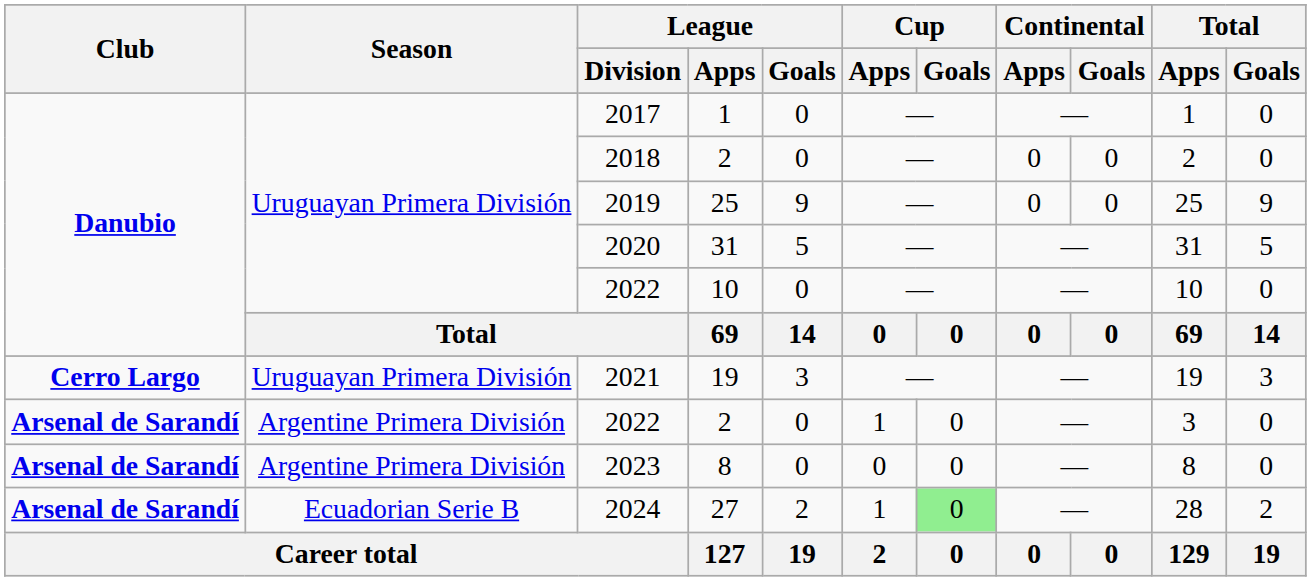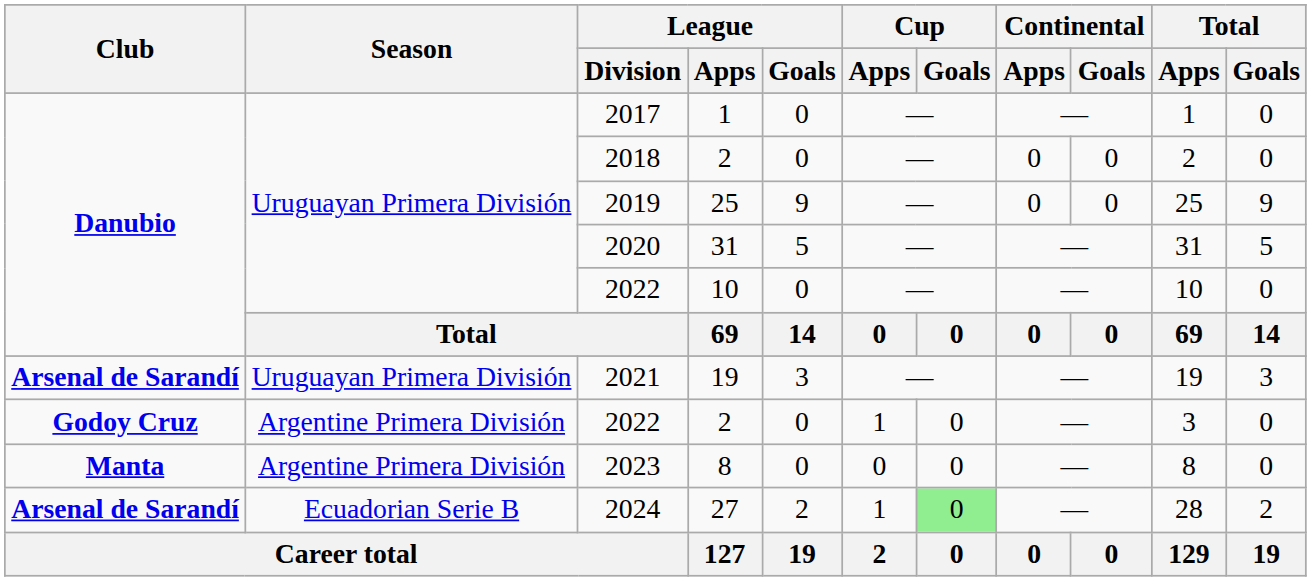(125, 377) Cerro Largo -> (125, 377) Arsenal de Sarandí
(125, 421) Arsenal de Sarandí -> (125, 421) Godoy Cruz
(125, 465) Arsenal de Sarandí -> (125, 465) Manta
